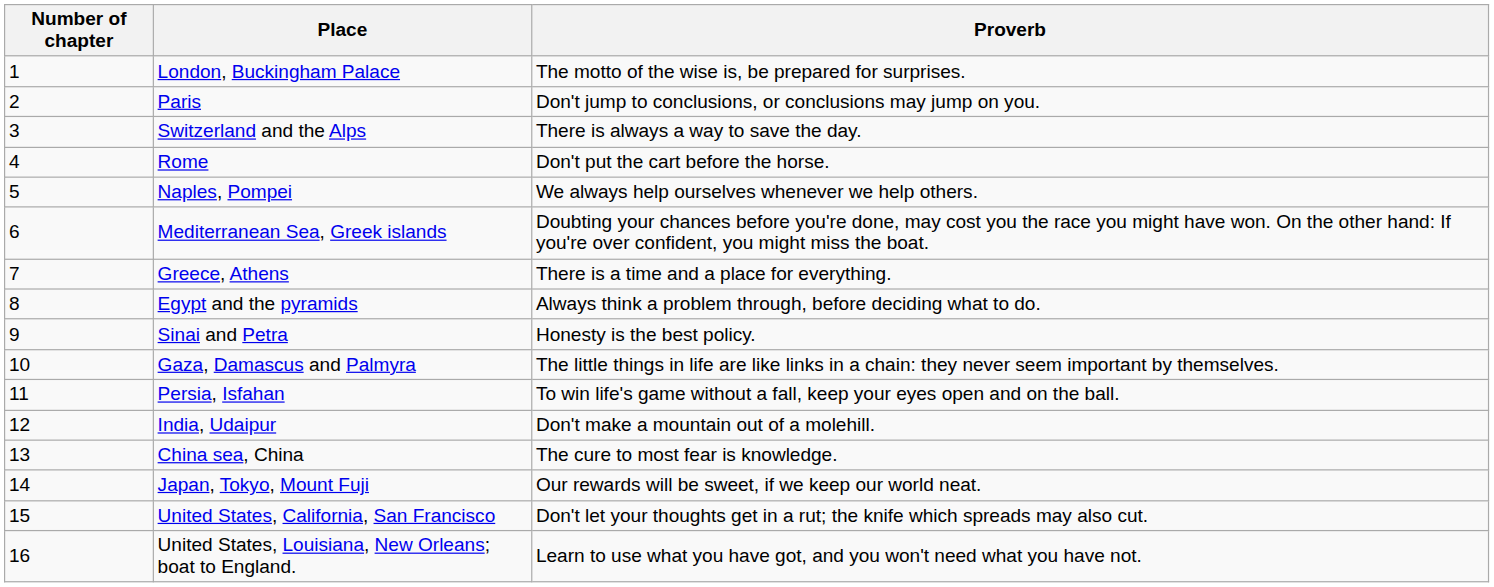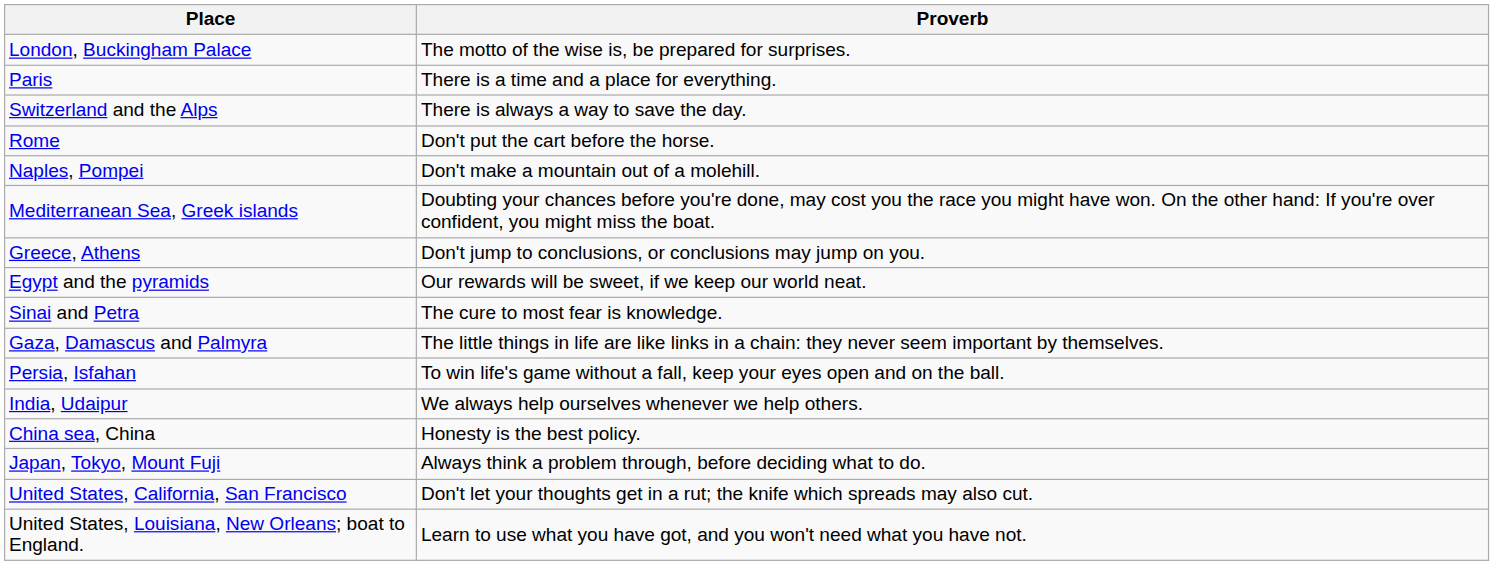- column: (79, 30)
(788, 101) Don't jump to conclusions, or conclusions may jump on you. -> (599, 79) There is a time and a place for everything.
(757, 191) We always help ourselves whenever we help others. -> (590, 170) Don't make a mountain out of a molehill.
(714, 273) There is a time and a place for everything. -> (673, 252) Don't jump to conclusions, or conclusions may jump on you.
(788, 304) Always think a problem through, before deciding what to do. -> (644, 282) Our rewards will be sweet, if we keep our world neat.
(646, 334) Honesty is the best policy. -> (572, 312) The cure to most fear is knowledge.
(705, 424) Don't make a mountain out of a molehill. -> (642, 403) We always help ourselves whenever we help others.
(687, 454) The cure to most fear is knowledge. -> (531, 433) Honesty is the best policy.
(759, 485) Our rewards will be sweet, if we keep our world neat. -> (673, 463) Always think a problem through, before deciding what to do.
